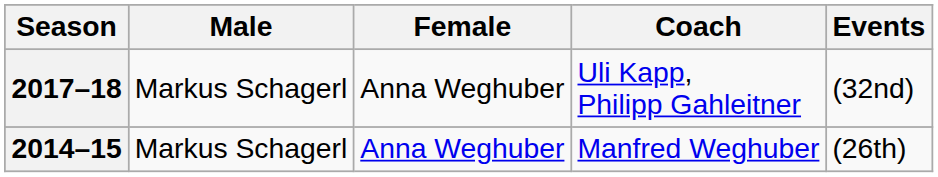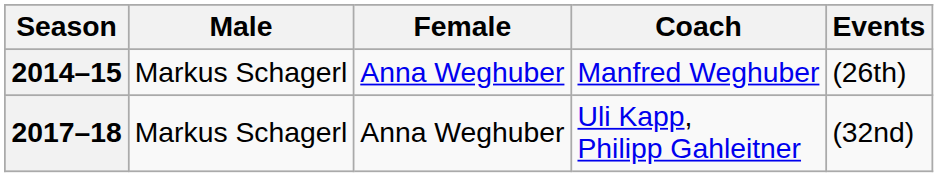rows swapped: (67, 148) <-> (67, 87)
